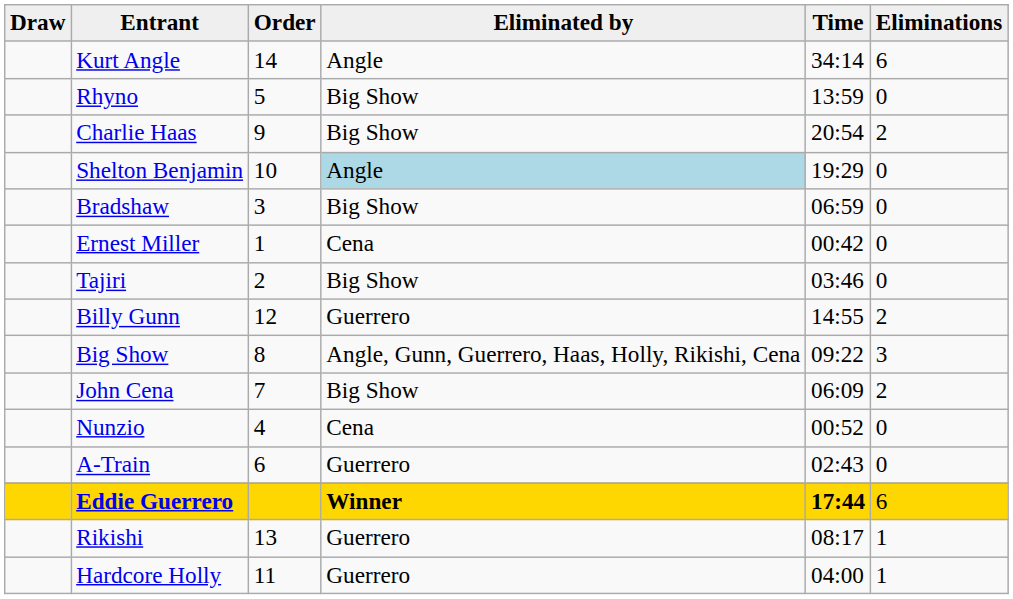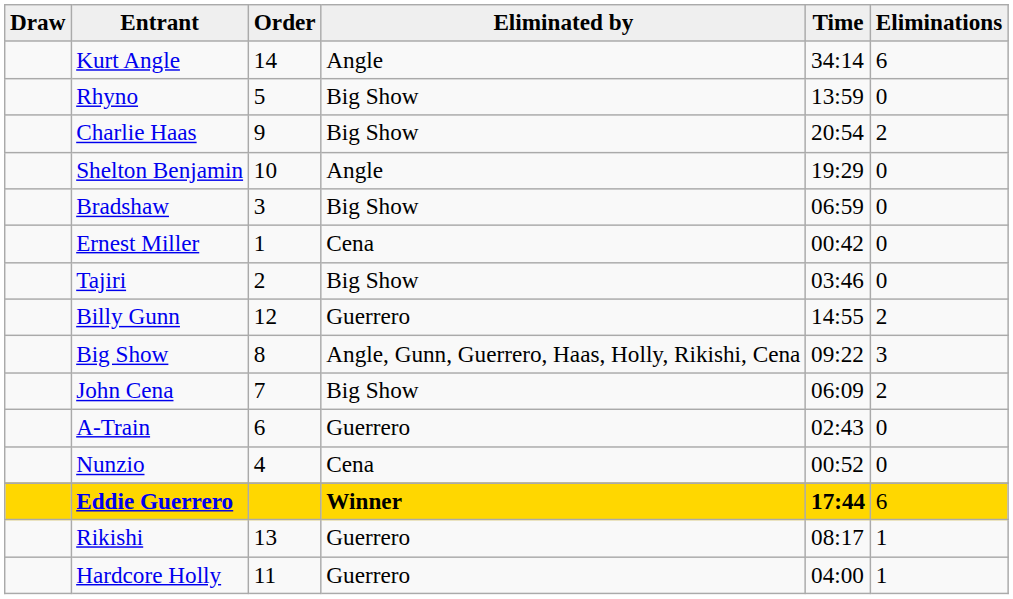(355, 170) lightblue background -> (355, 170) no background
rows swapped: (110, 427) <-> (113, 464)
